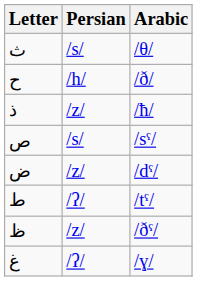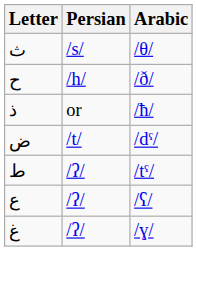(76, 109) /z/ -> (74, 109) or
- row: (20, 140)
(76, 170) /z/ -> (74, 139) /t/
- row: (17, 231)
+ row: (15, 201)
